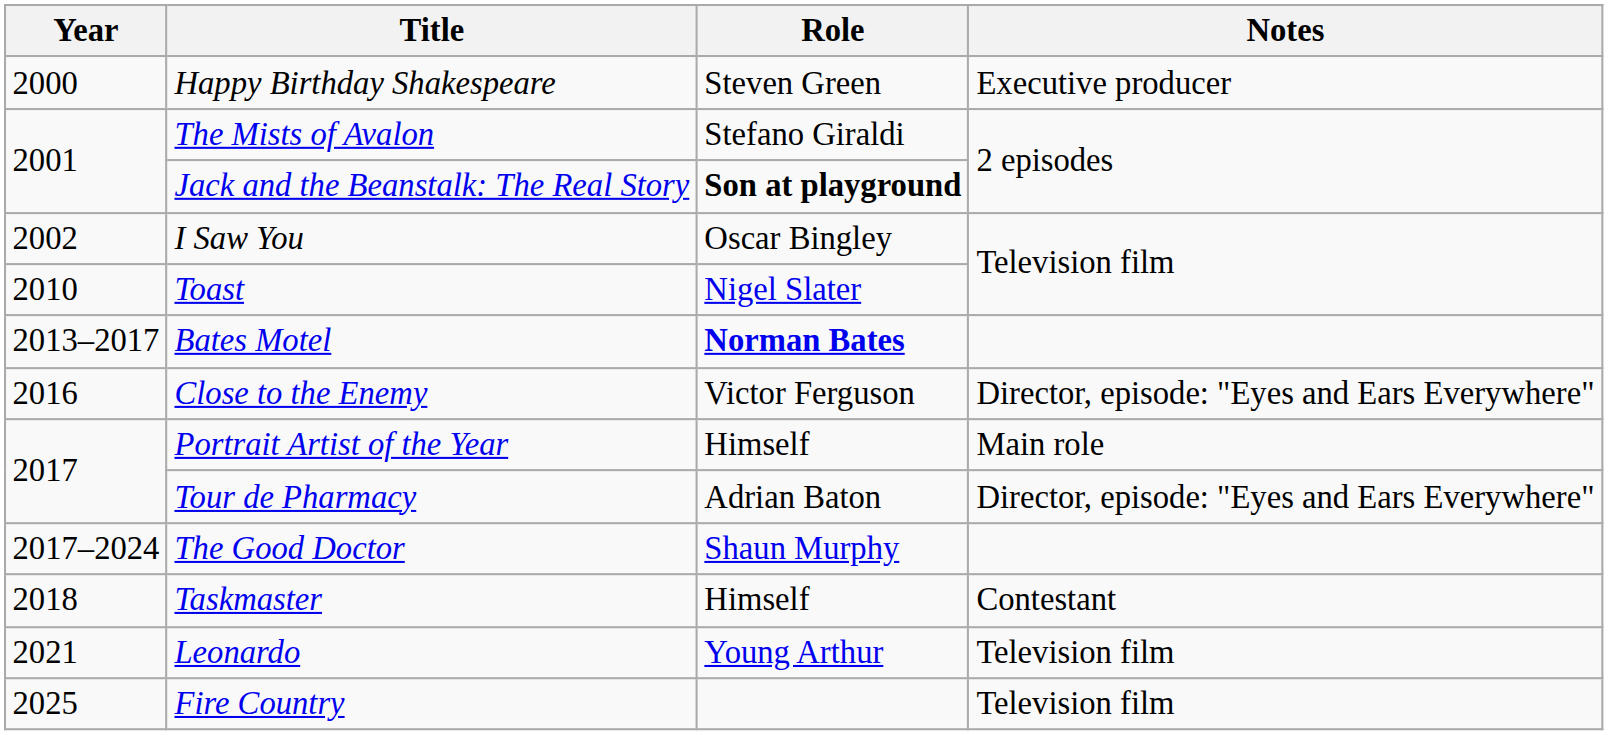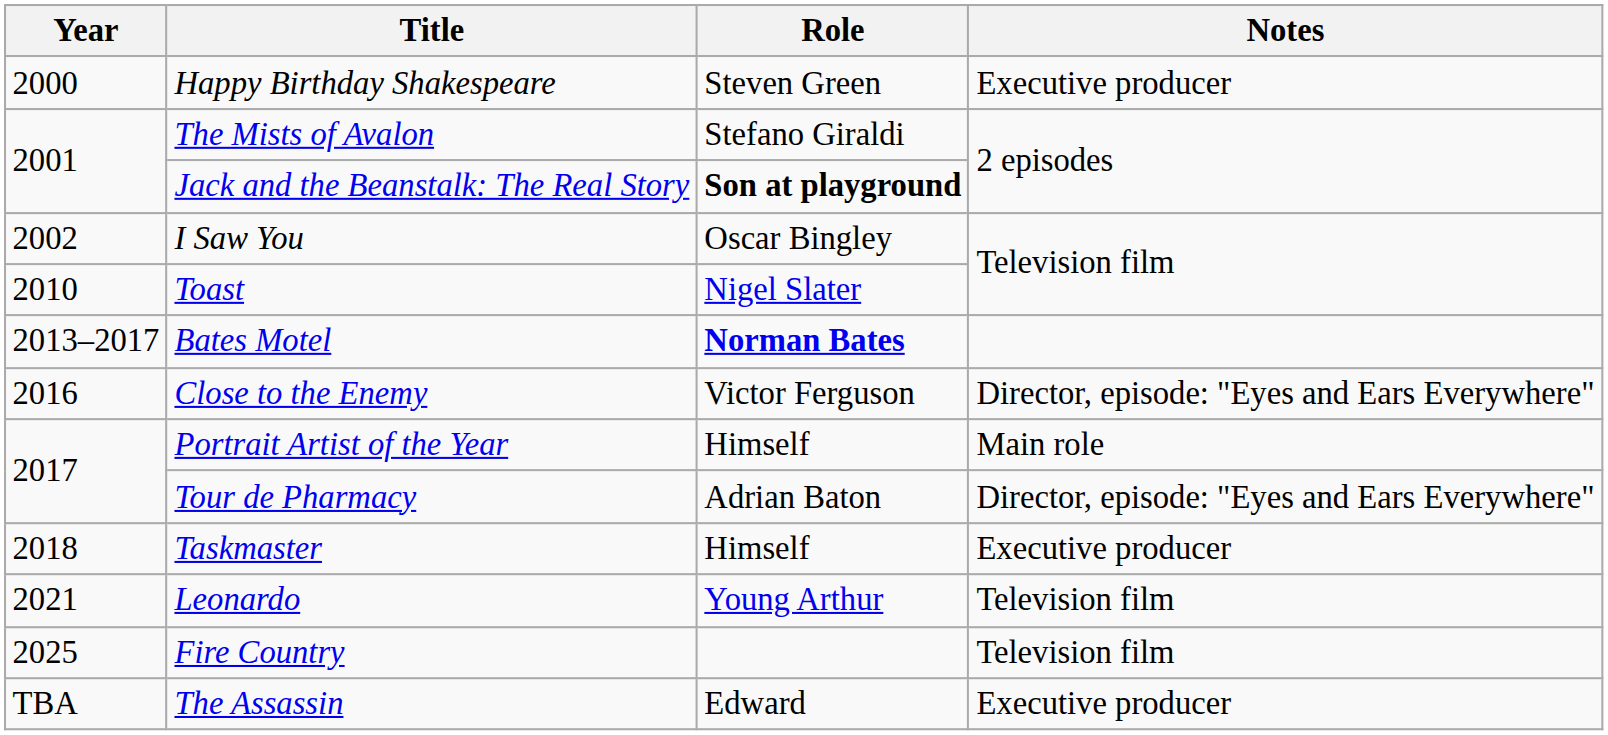- row: (290, 548)
(1046, 599) Contestant -> (1104, 548) Executive producer
+ row: (259, 703)
